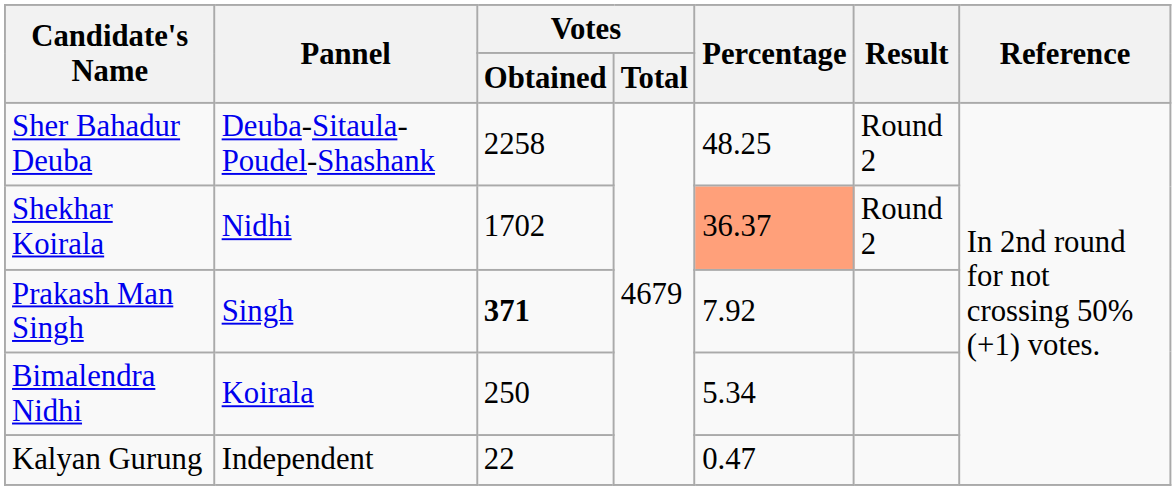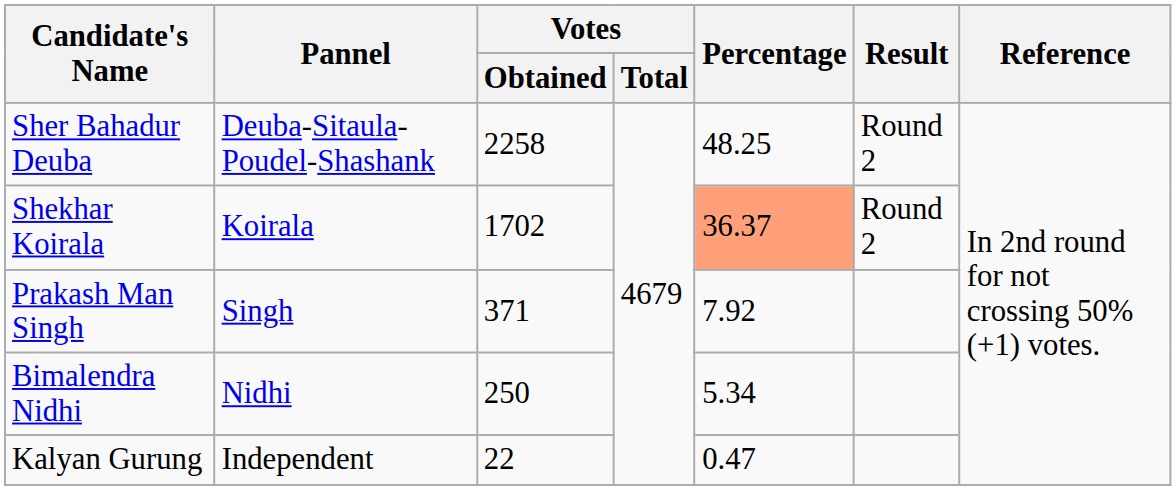(257, 226) Nidhi -> (268, 226) Koirala
(507, 310) bold -> (507, 310) normal
(268, 393) Koirala -> (257, 393) Nidhi
